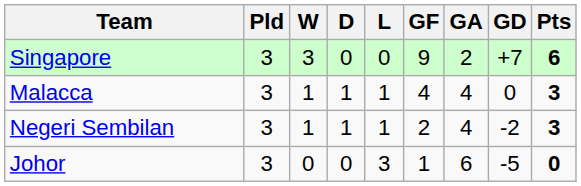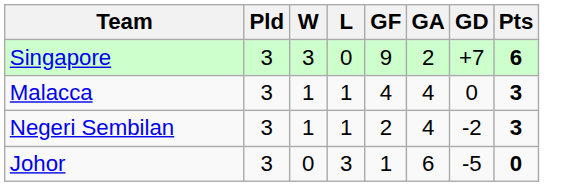- column: (346, 22)
